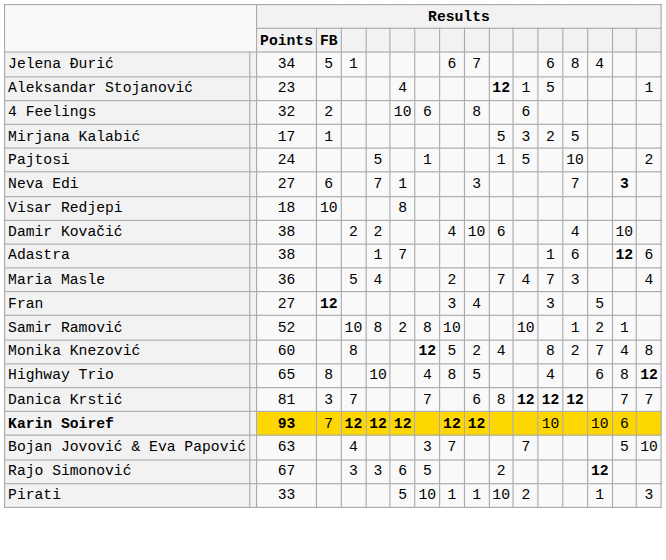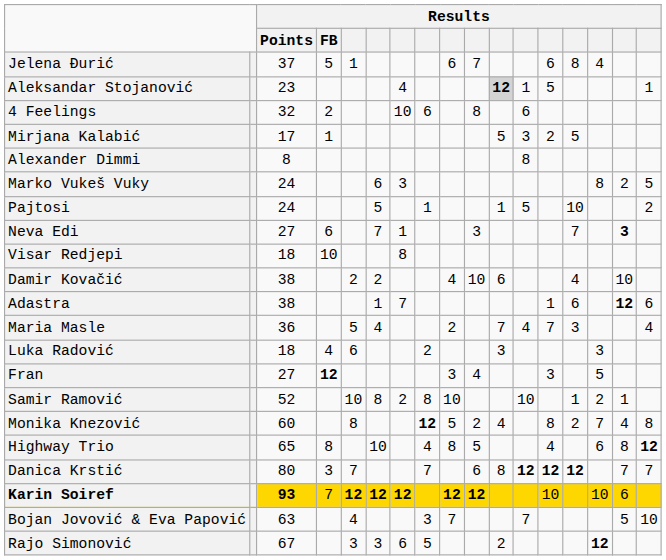(287, 64) 34 -> (287, 64) 37
(501, 88) no background -> (501, 88) lightgrey background
+ row: (74, 160)
+ row: (79, 184)
+ row: (61, 352)
(287, 400) 81 -> (287, 471) 80
- row: (35, 495)
